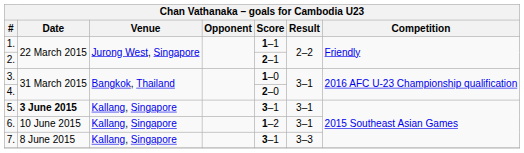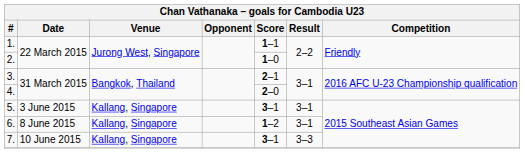(270, 60) 2–1 -> (270, 60) 1–0
(270, 76) 1–0 -> (270, 76) 2–1
(48, 108) bold -> (47, 108) normal
(50, 124) 10 June 2015 -> (47, 124) 8 June 2015
(47, 140) 8 June 2015 -> (50, 140) 10 June 2015
